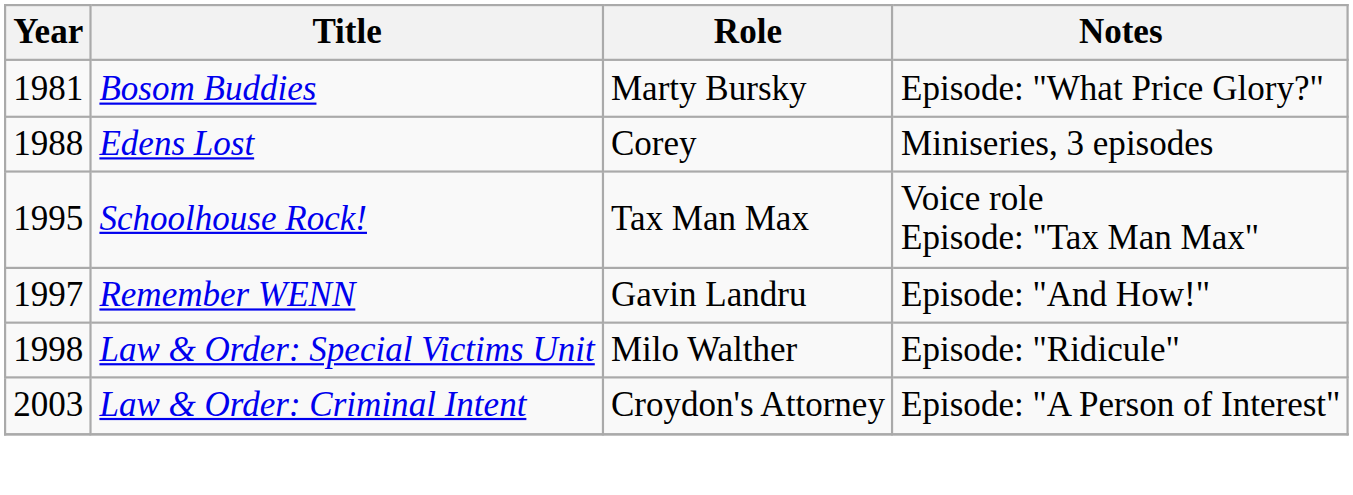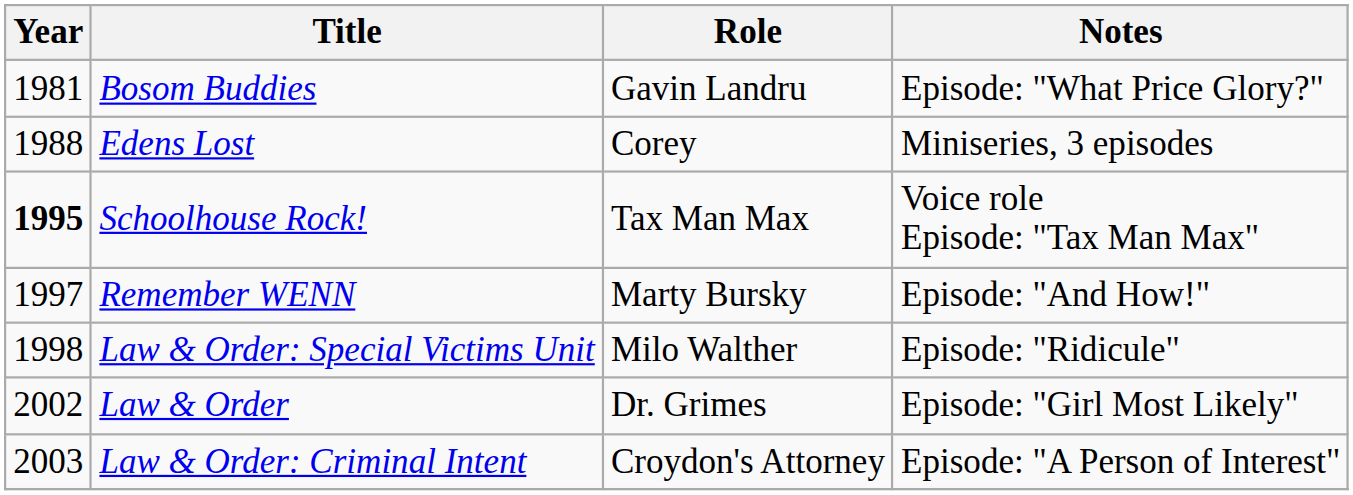(709, 87) Marty Bursky -> (709, 87) Gavin Landru
(48, 218) normal -> (48, 218) bold
(709, 293) Gavin Landru -> (709, 293) Marty Bursky
+ row: (194, 405)
